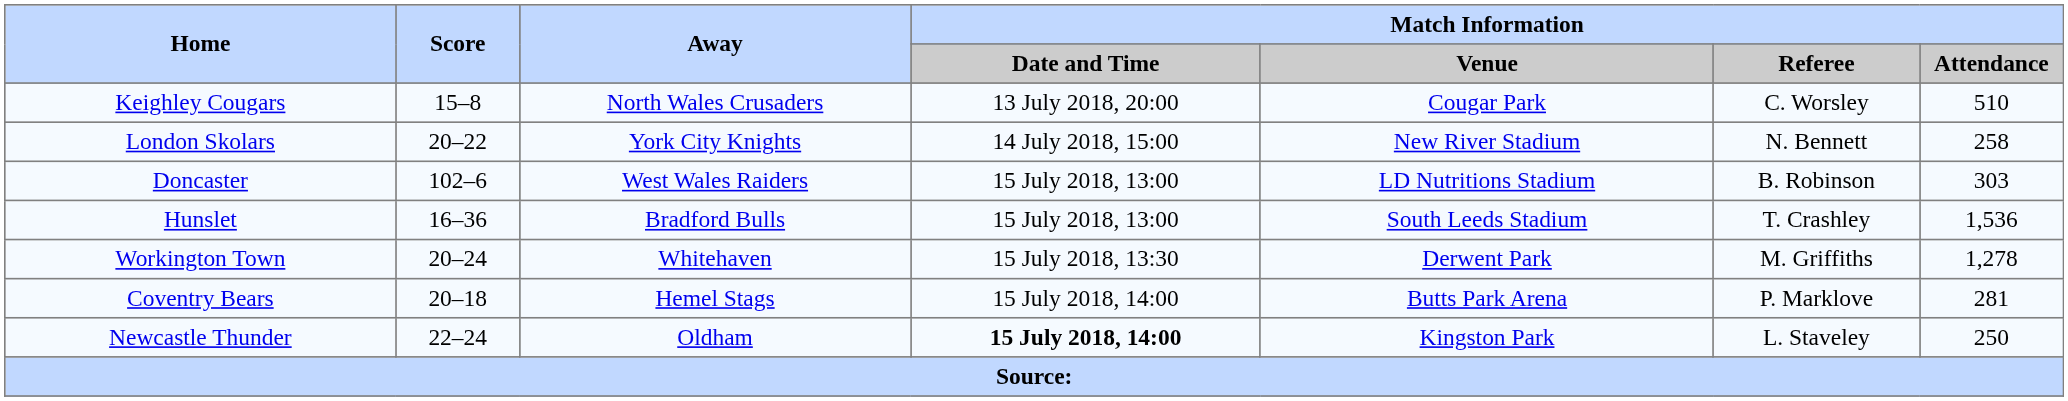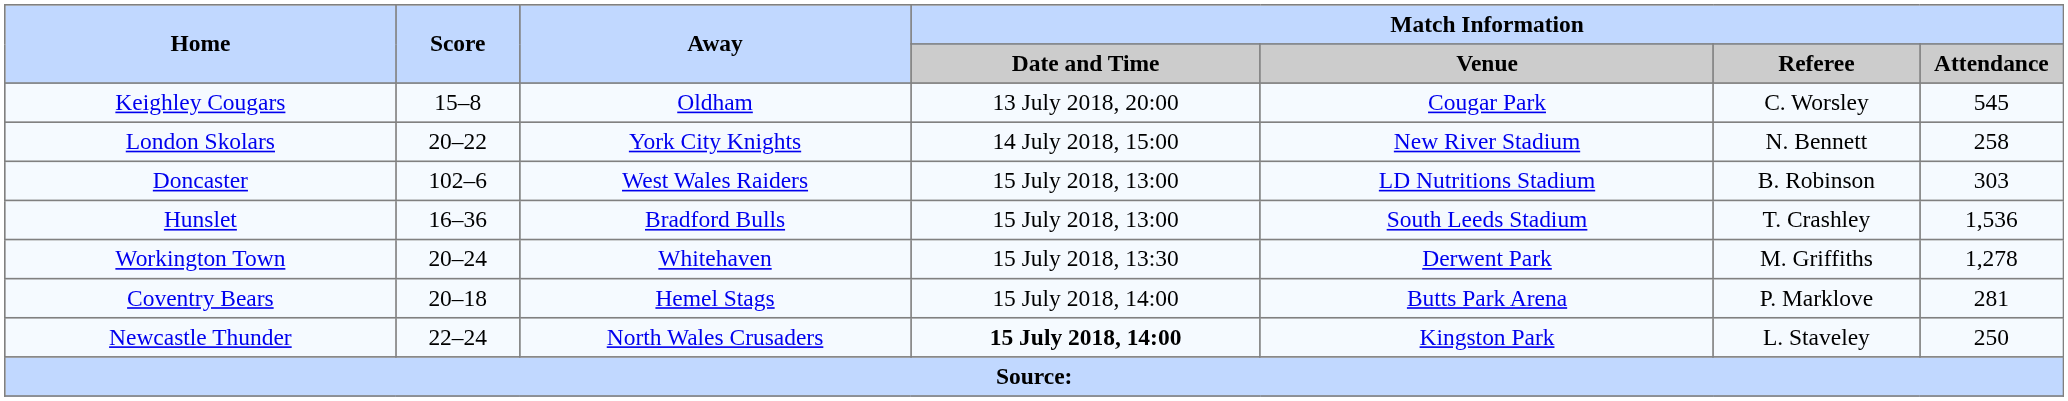(715, 102) North Wales Crusaders -> (715, 102) Oldham
(1991, 102) 510 -> (1991, 102) 545
(715, 337) Oldham -> (715, 337) North Wales Crusaders
